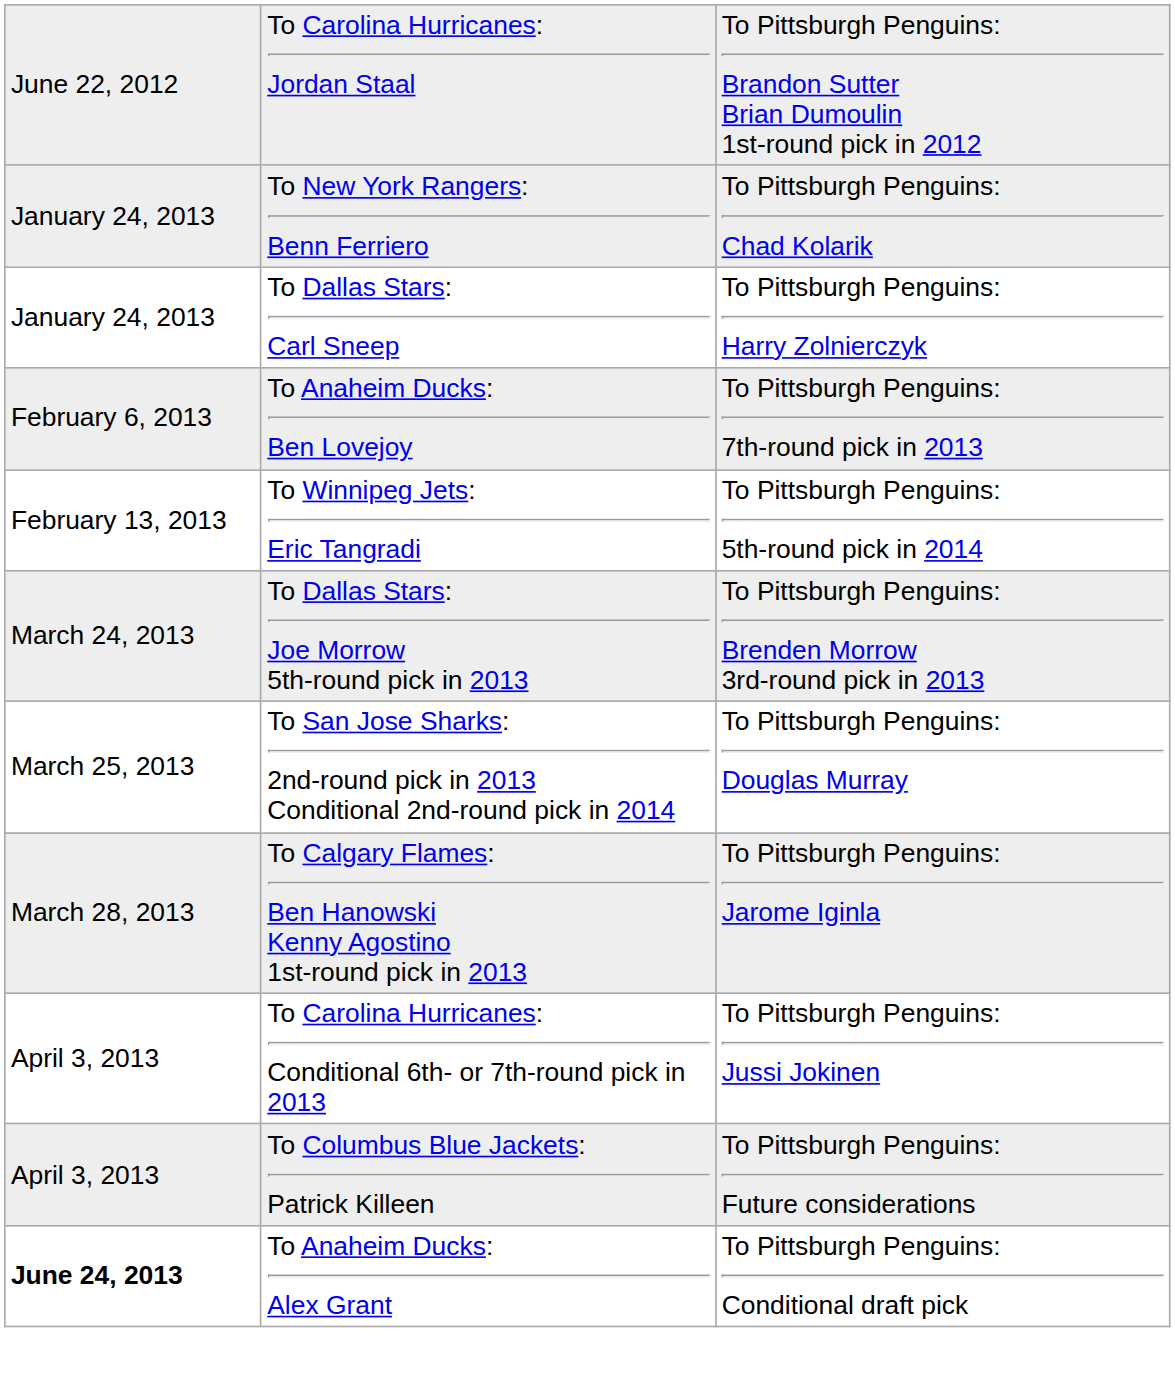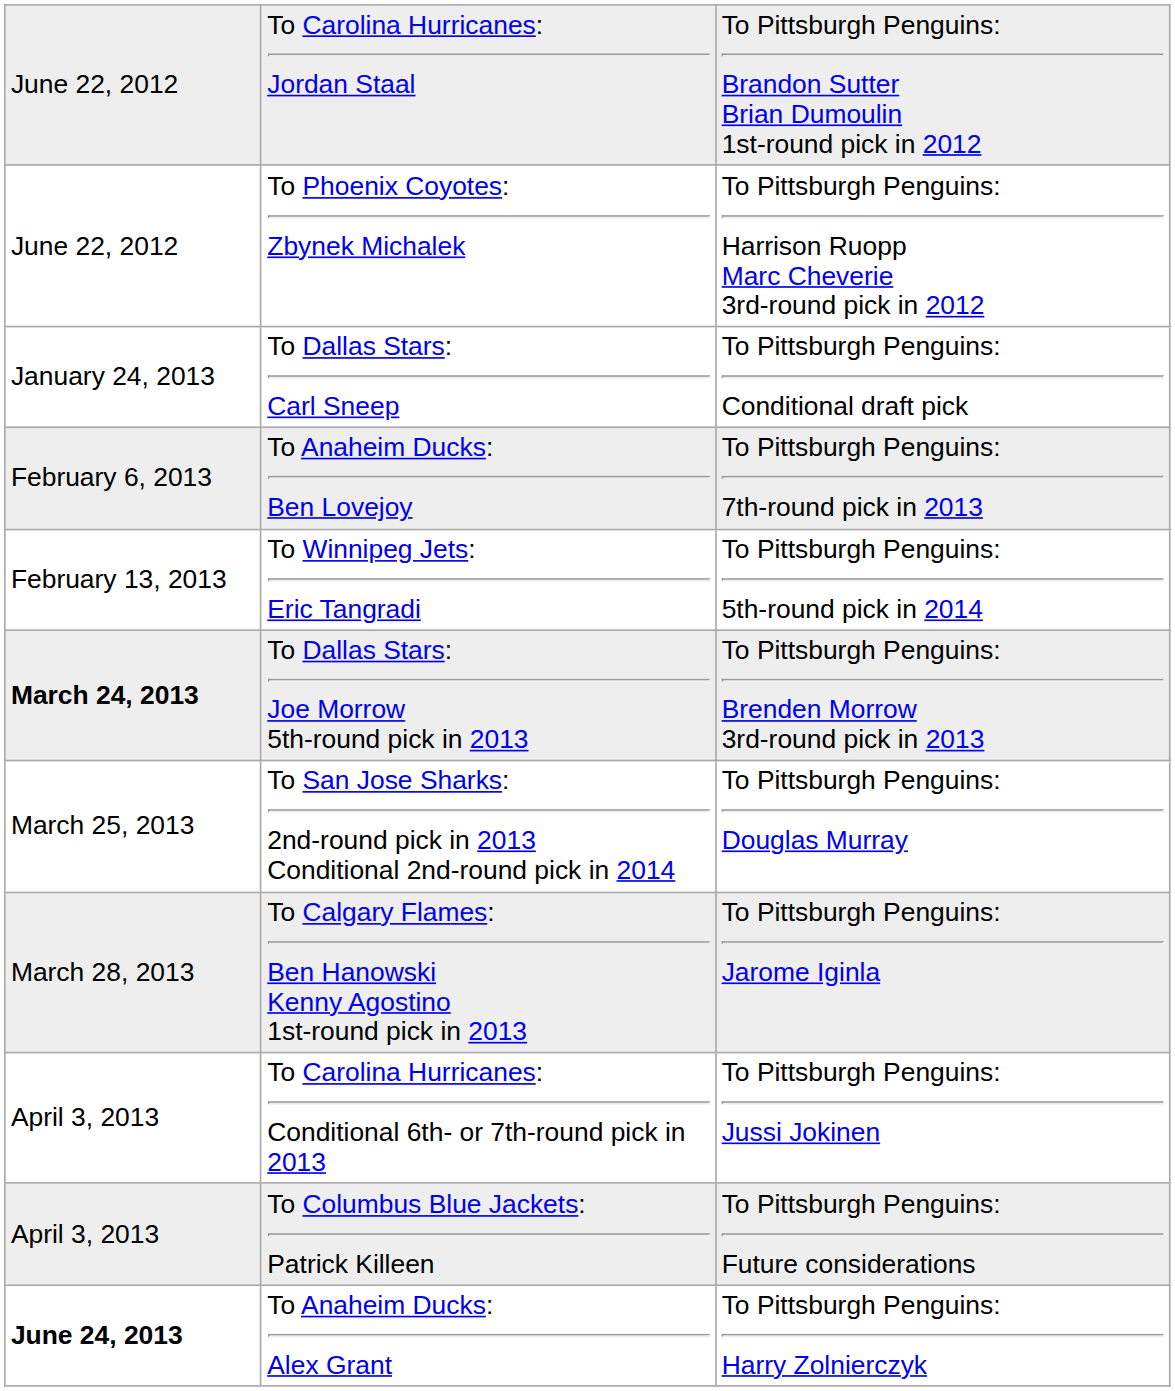+ row: (488, 215)
- row: (488, 215)
(943, 317) To Pittsburgh Penguins: Harry Zolnierczyk -> (943, 376) To Pittsburgh Penguins: Conditional draft pick
(103, 635) normal -> (105, 695) bold
(943, 1275) To Pittsburgh Penguins: Conditional draft pick -> (943, 1335) To Pittsburgh Penguins: Harry Zolnierczyk
